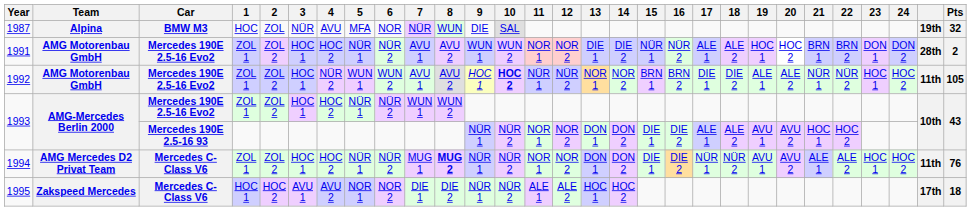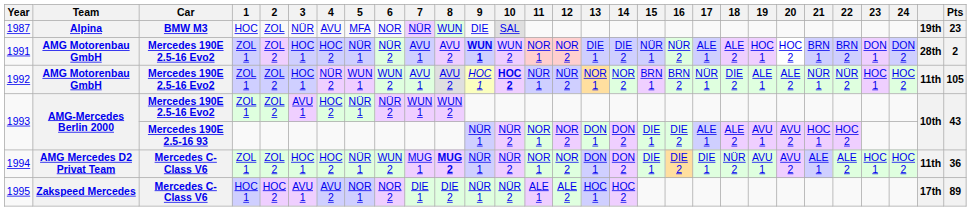(955, 29) 32 -> (955, 29) 23
(480, 51) normal -> (480, 51) bold
(707, 79) DIE 1 -> (707, 79) NÜR 1
(303, 107) HOC 1 -> (303, 107) AVU 1
(390, 163) NÜR 2 -> (390, 163) WUN 2
(707, 163) NÜR 1 -> (707, 163) DIE 1
(955, 163) 76 -> (955, 163) 36
(955, 191) 18 -> (955, 191) 89
